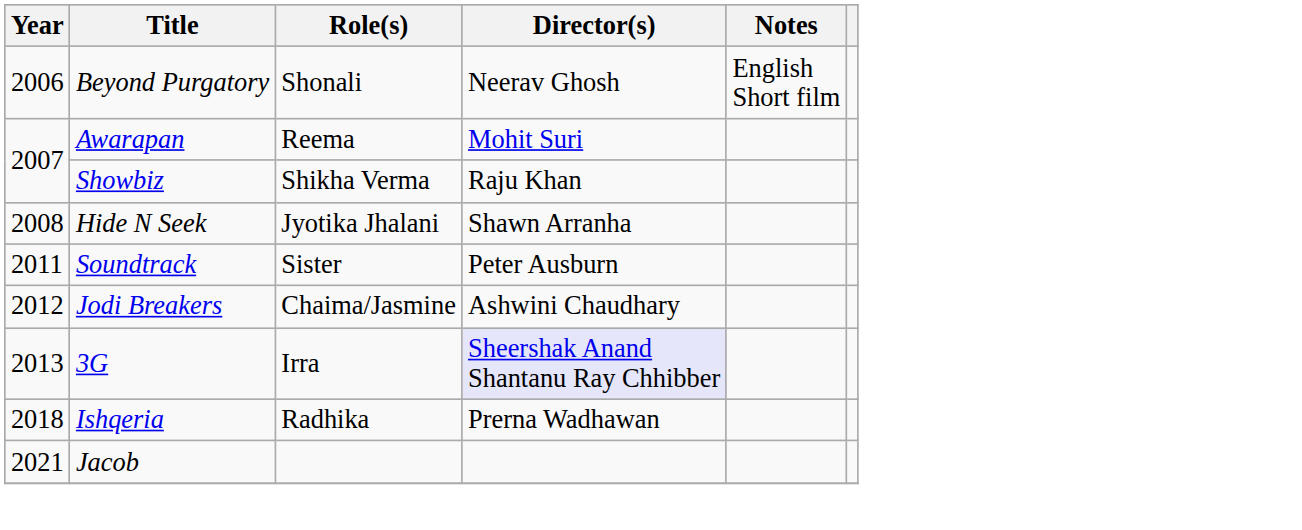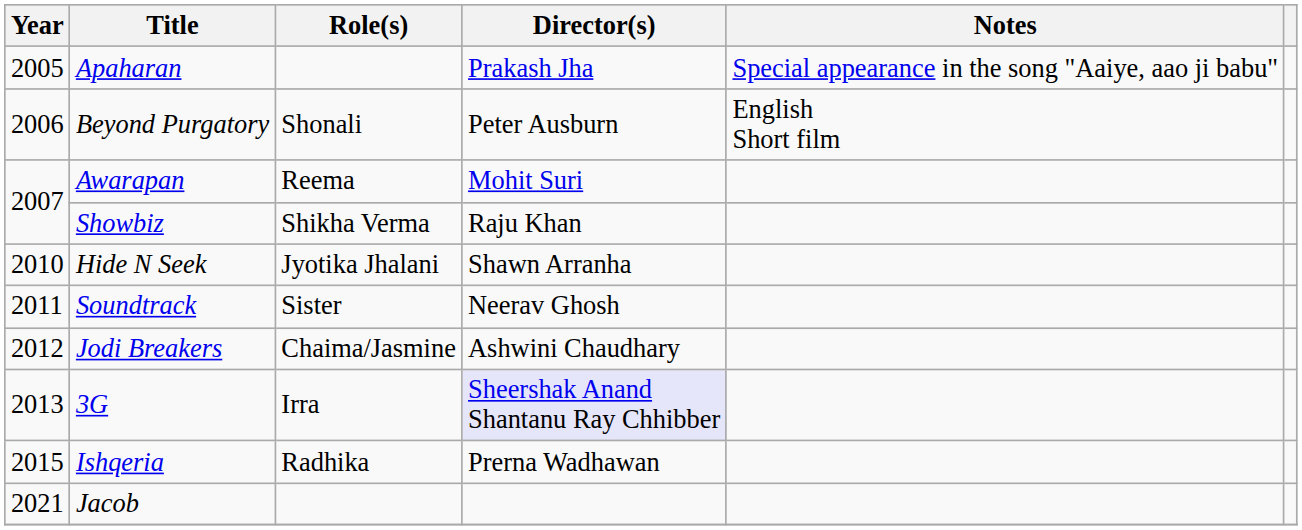+ row: (129, 67)
(544, 82) Neerav Ghosh -> (543, 124) Peter Ausburn
(37, 222) 2008 -> (37, 264) 2010
(543, 264) Peter Ausburn -> (544, 306) Neerav Ghosh
(37, 419) 2018 -> (37, 461) 2015
